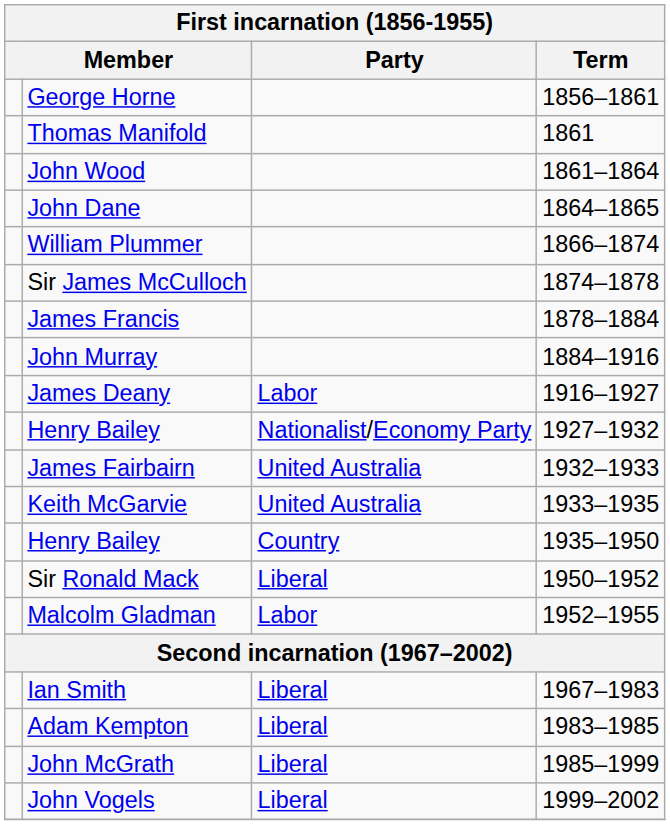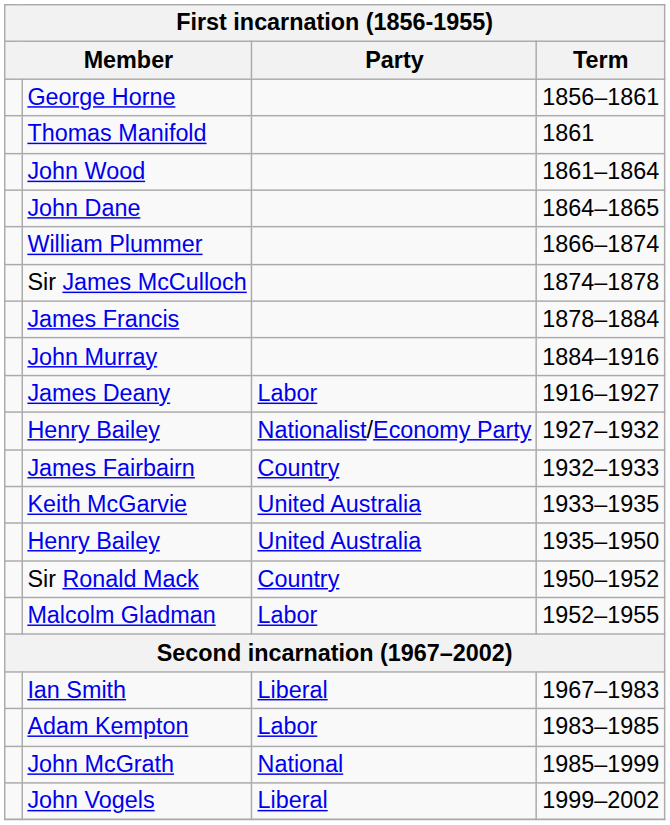(339, 467) United Australia -> (298, 467) Country
(298, 541) Country -> (339, 541) United Australia
(293, 578) Liberal -> (298, 578) Country
(293, 726) Liberal -> (287, 726) Labor
(293, 763) Liberal -> (300, 763) National
